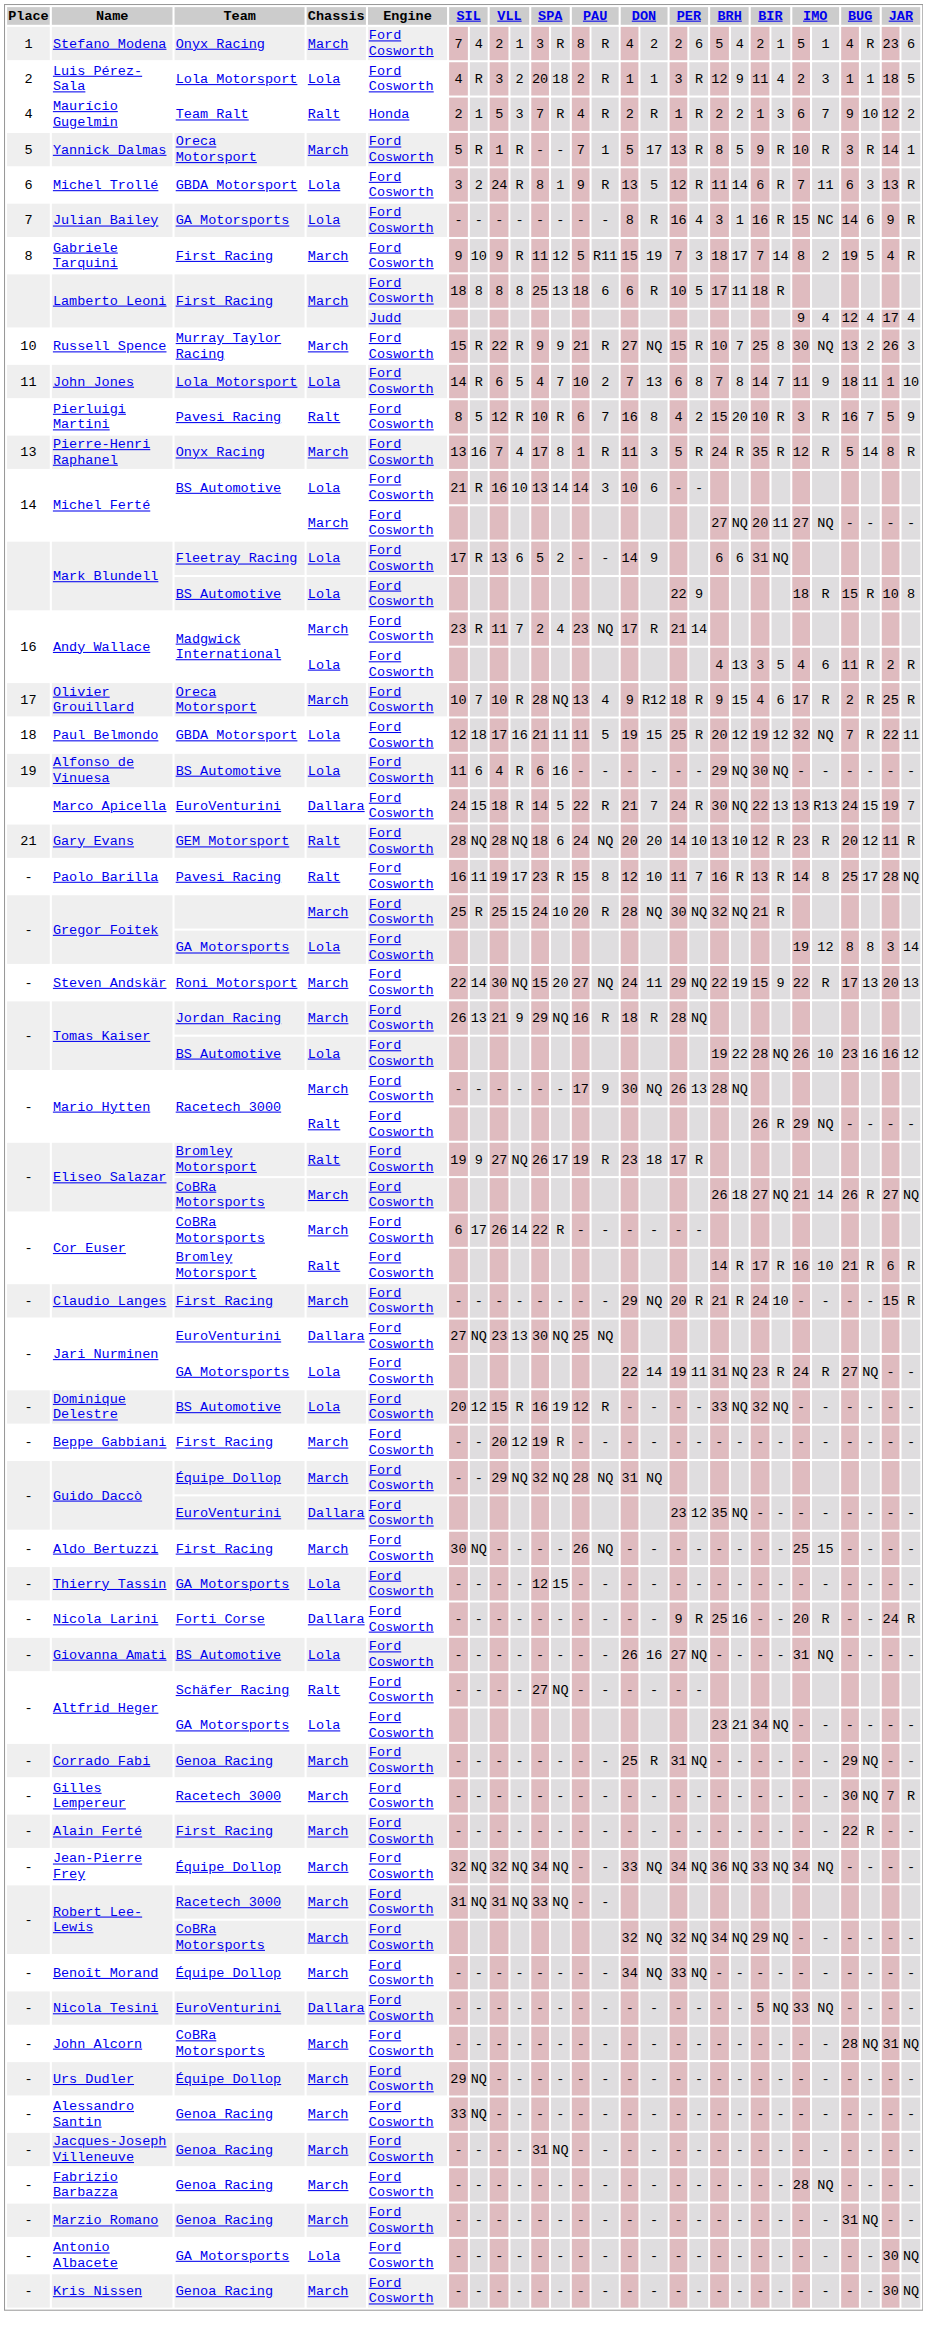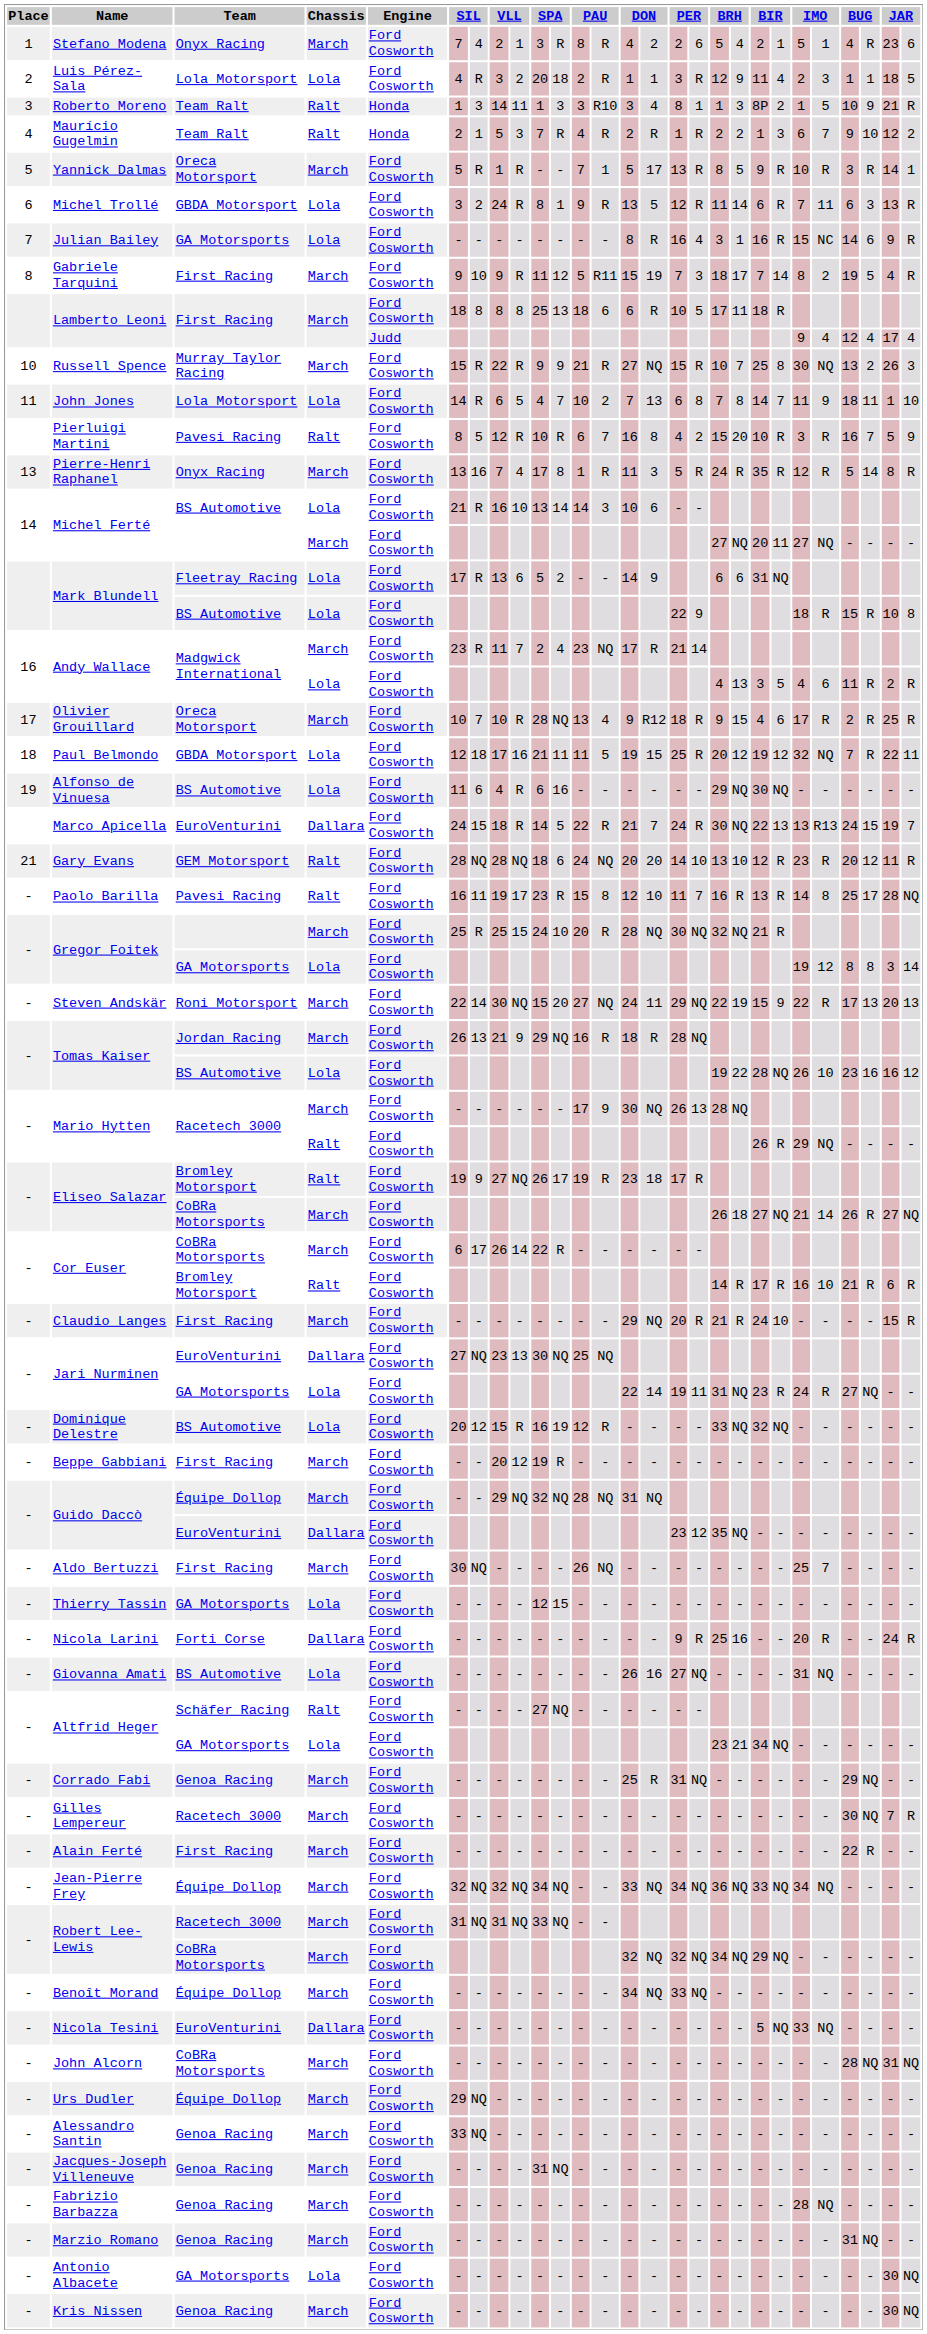+ row: (110, 106)
(825, 1548) 15 -> (825, 1568) 7
